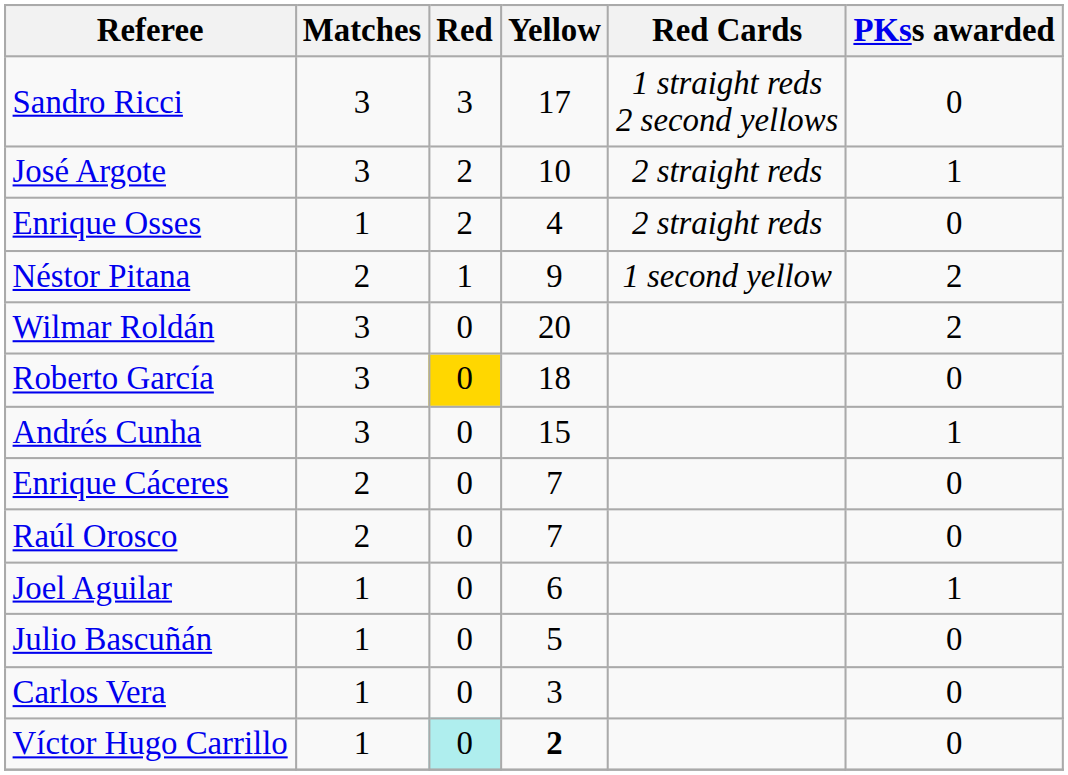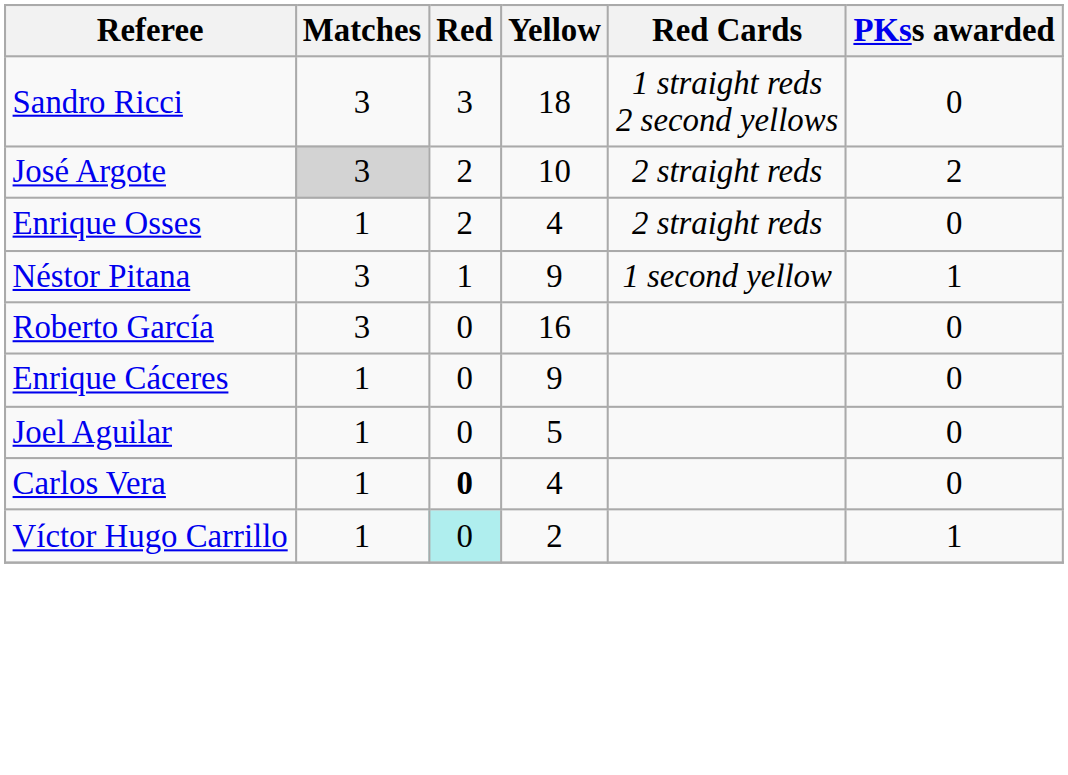(554, 100) 17 -> (554, 100) 18
(362, 171) no background -> (362, 171) lightgrey background
(954, 171) 1 -> (954, 171) 2
(362, 275) 2 -> (362, 275) 3
(954, 275) 2 -> (954, 275) 1
- row: (113, 327)
(465, 379) gold background -> (465, 327) no background
(554, 379) 18 -> (554, 327) 16
- row: (107, 431)
(362, 483) 2 -> (362, 379) 1
(554, 483) 7 -> (554, 379) 9
- row: (95, 535)
(554, 587) 6 -> (554, 431) 5
(954, 587) 1 -> (954, 431) 0
- row: (112, 639)
(465, 691) normal -> (465, 483) bold
(554, 691) 3 -> (554, 483) 4
(554, 743) bold -> (554, 535) normal
(954, 743) 0 -> (954, 535) 1
